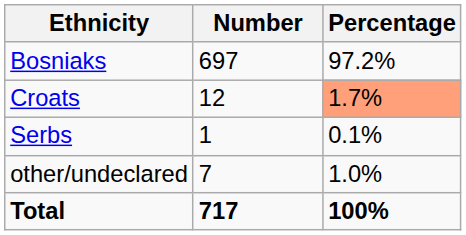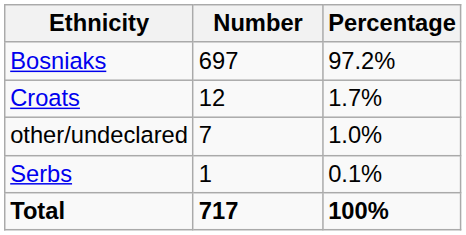(355, 98) lightsalmon background -> (355, 98) no background
rows swapped: (41, 135) <-> (99, 173)
